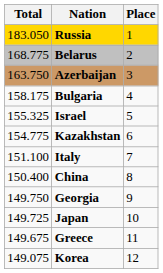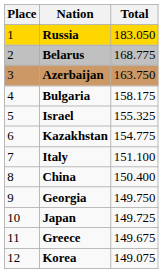columns swapped: (141, 14) <-> (28, 14)
